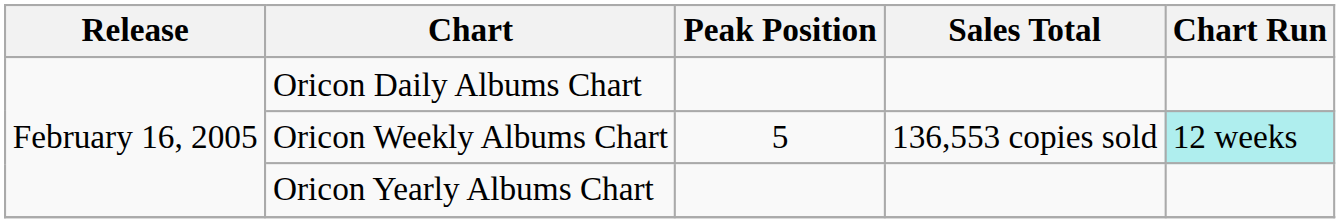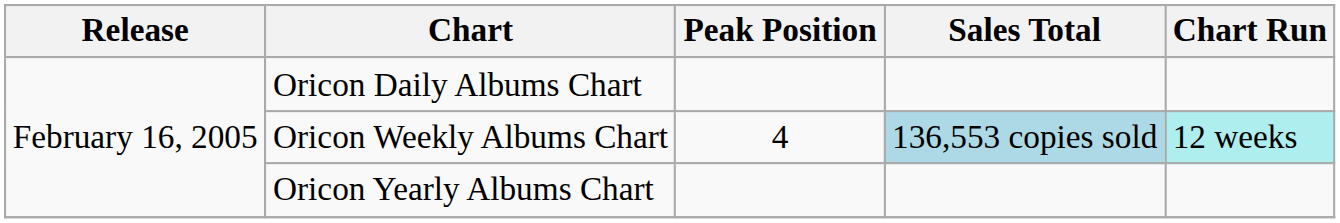(780, 136) 5 -> (780, 136) 4
(1025, 136) no background -> (1025, 136) lightblue background
